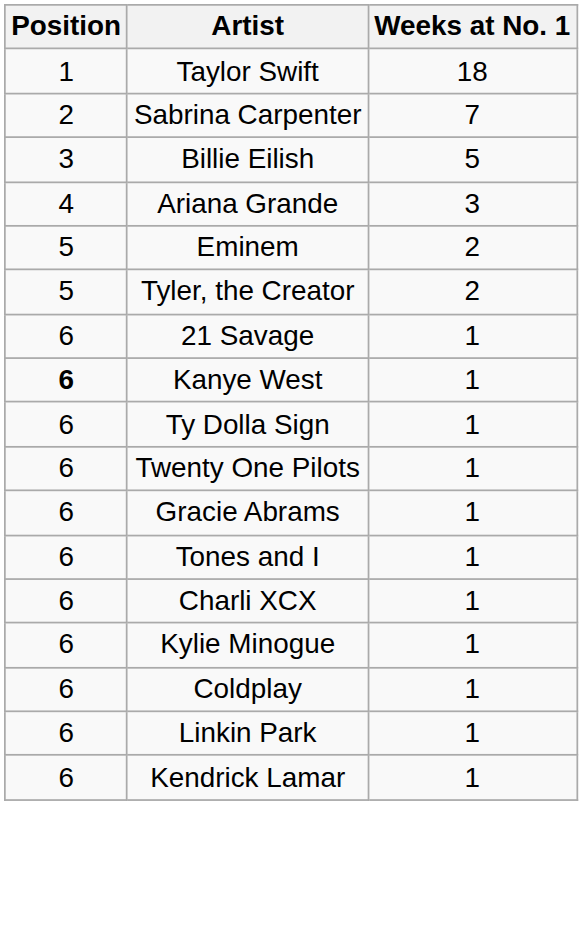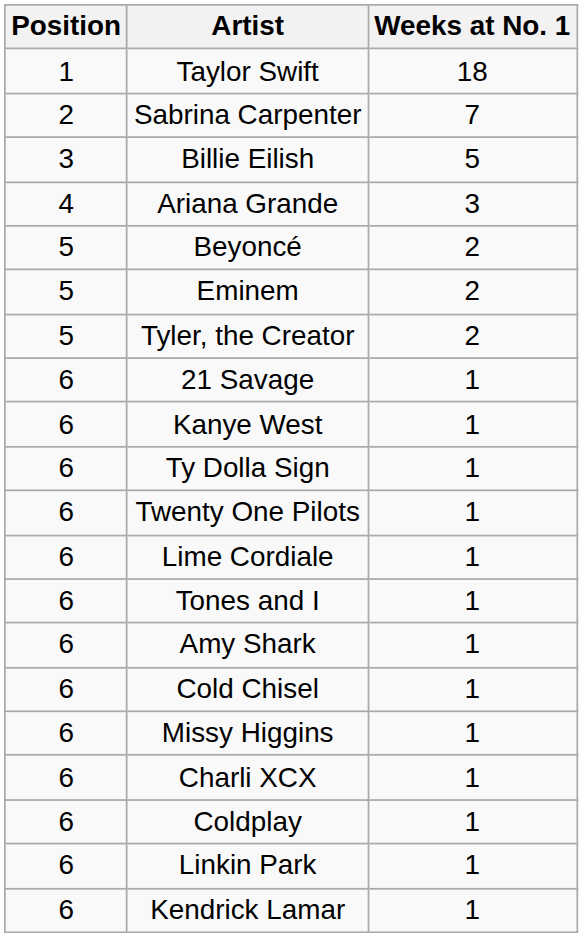+ row: (248, 247)
(66, 379) bold -> (66, 423) normal
- row: (248, 512)
+ row: (248, 556)
+ row: (248, 644)
+ row: (248, 688)
+ row: (248, 733)
- row: (248, 644)
